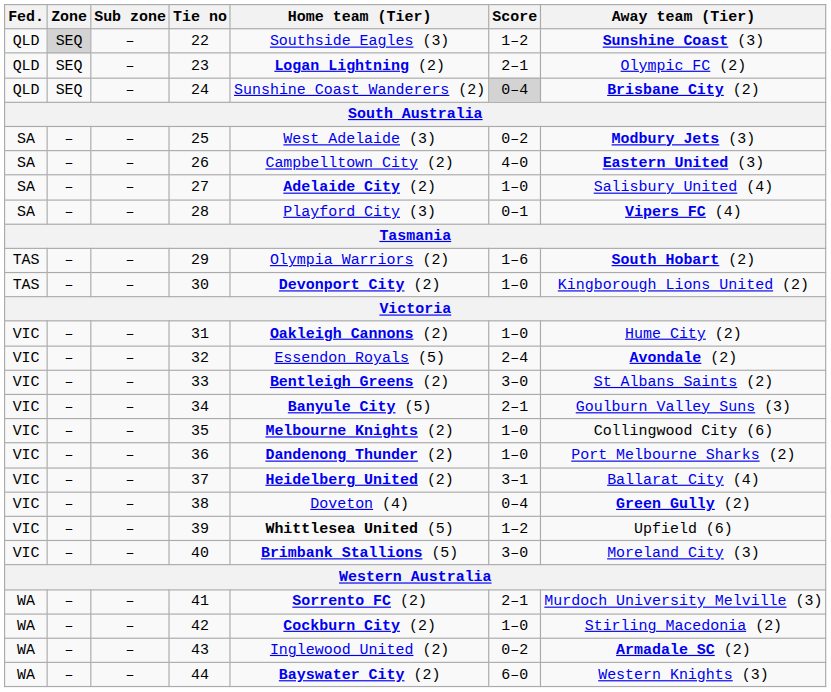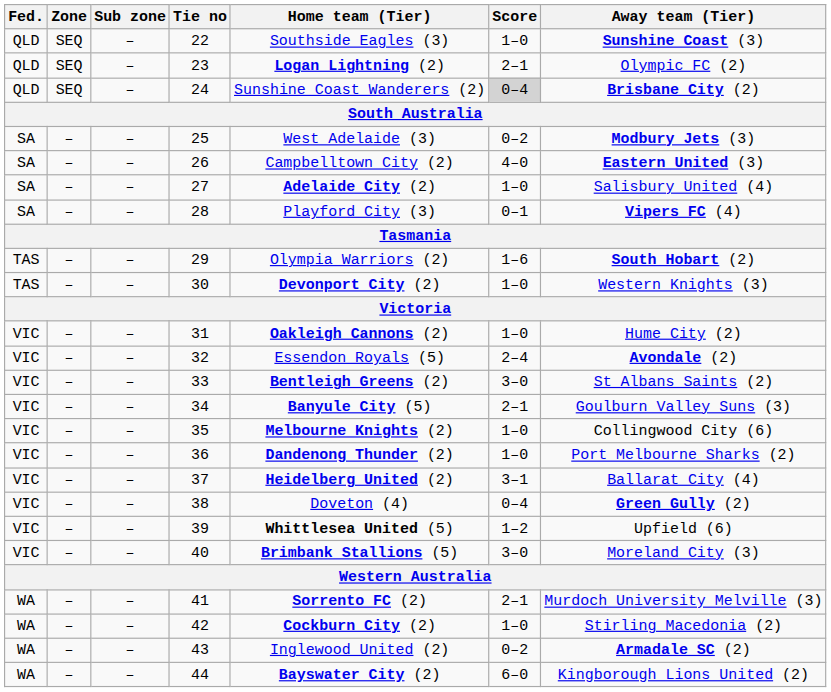(69, 41) lightgrey background -> (69, 41) no background
(515, 41) 1–2 -> (515, 41) 1–0
(683, 285) Kingborough Lions United (2) -> (683, 285) Western Knights (3)
(683, 675) Western Knights (3) -> (683, 675) Kingborough Lions United (2)
